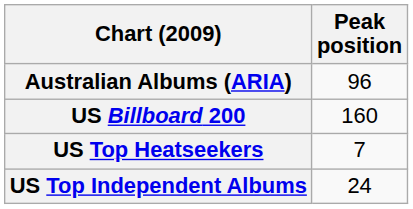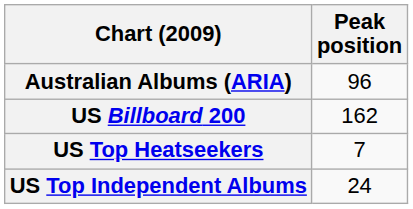(360, 116) 160 -> (360, 116) 162
